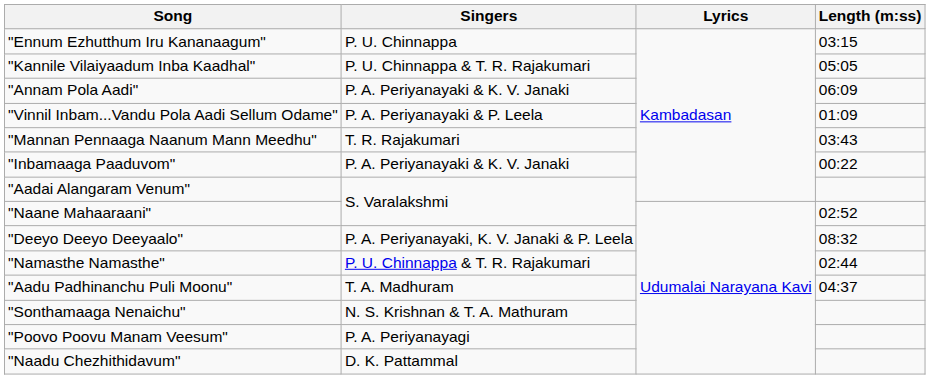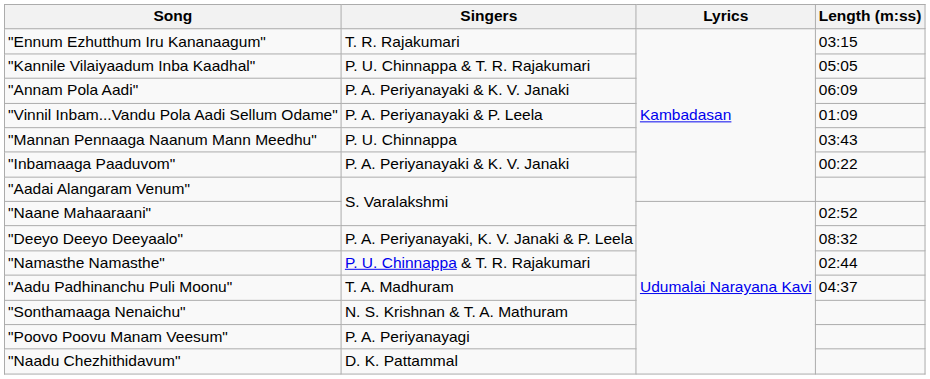(401, 41) P. U. Chinnappa -> (402, 41) T. R. Rajakumari
(402, 139) T. R. Rajakumari -> (401, 139) P. U. Chinnappa
